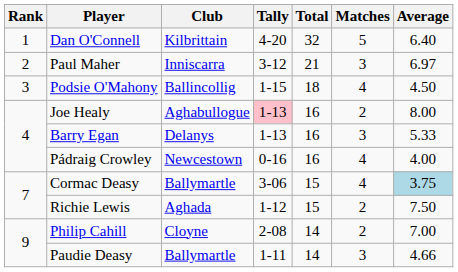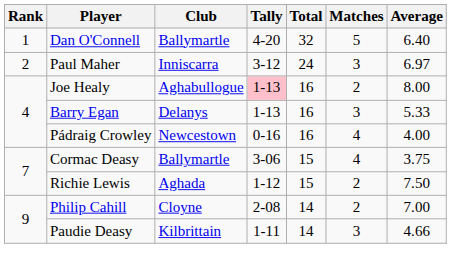(196, 40) Kilbrittain -> (194, 40) Ballymartle
(312, 64) 21 -> (306, 64) 24
- row: (104, 87)
(423, 183) lightblue background -> (417, 159) no background
(200, 254) Ballymartle -> (190, 231) Kilbrittain
